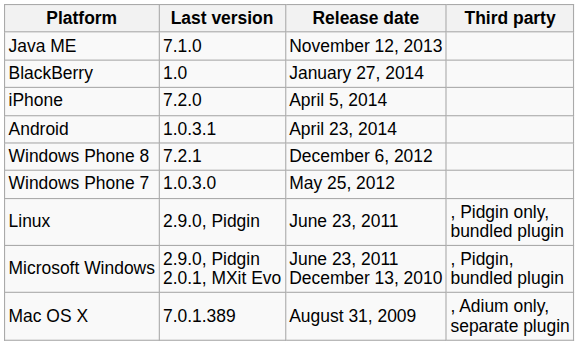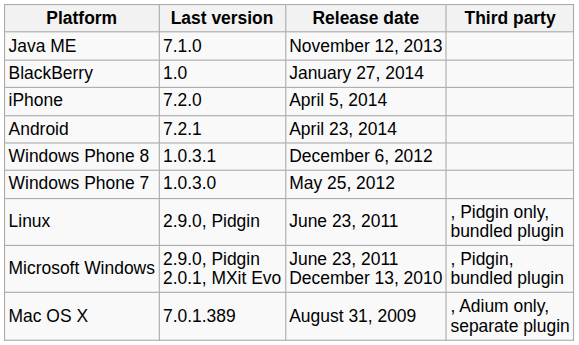(190, 128) 1.0.3.1 -> (182, 128) 7.2.1
(182, 156) 7.2.1 -> (190, 156) 1.0.3.1
